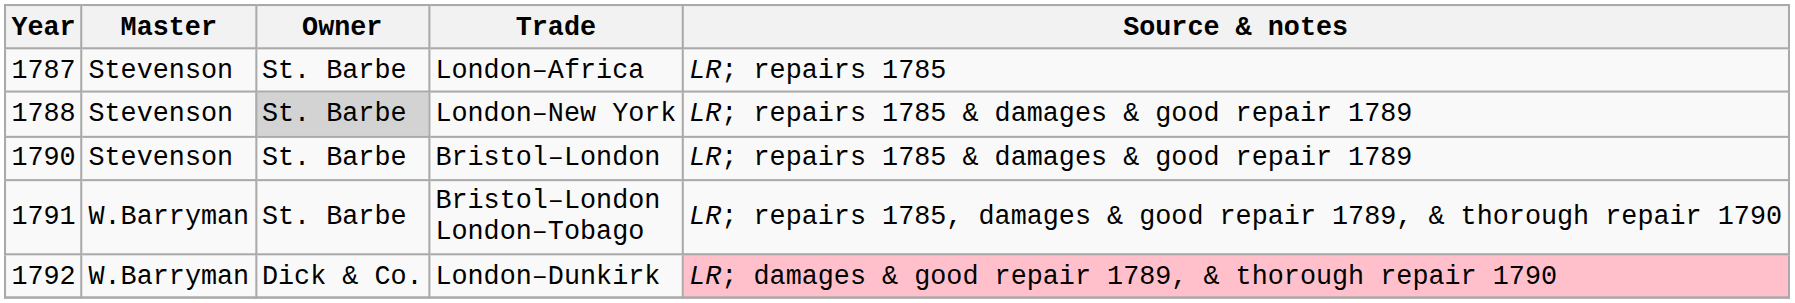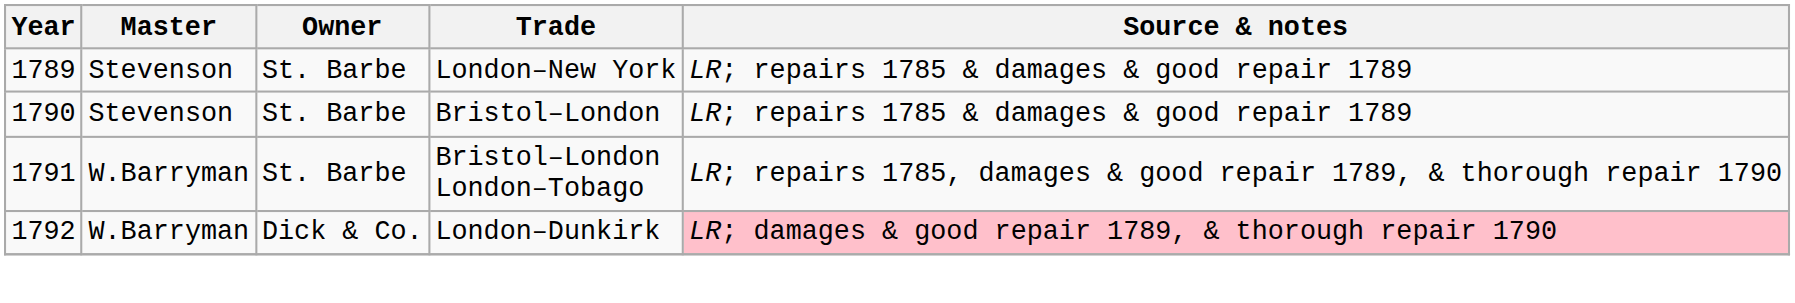- row: (540, 70)
(44, 114) 1788 -> (44, 70) 1789
(334, 114) lightgrey background -> (334, 70) no background
